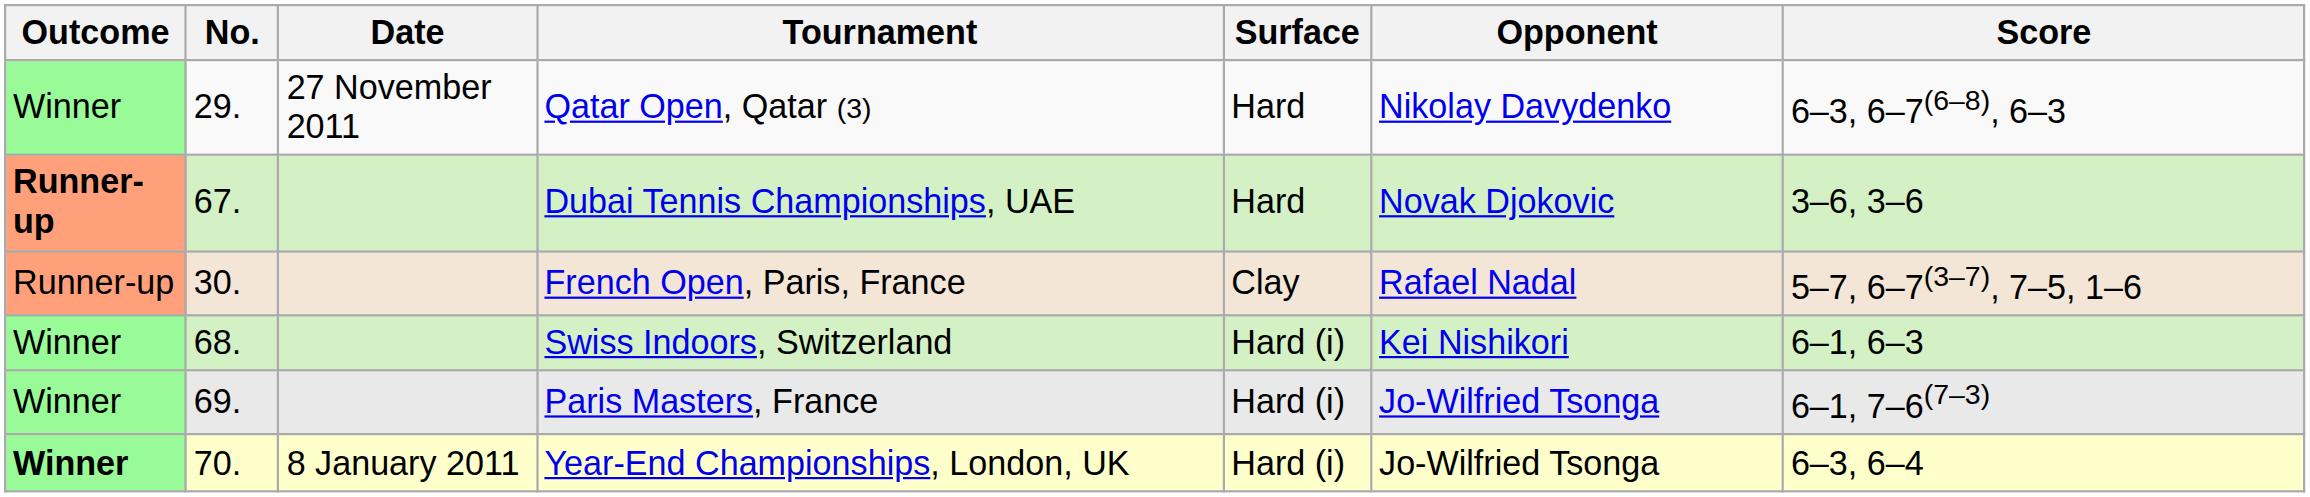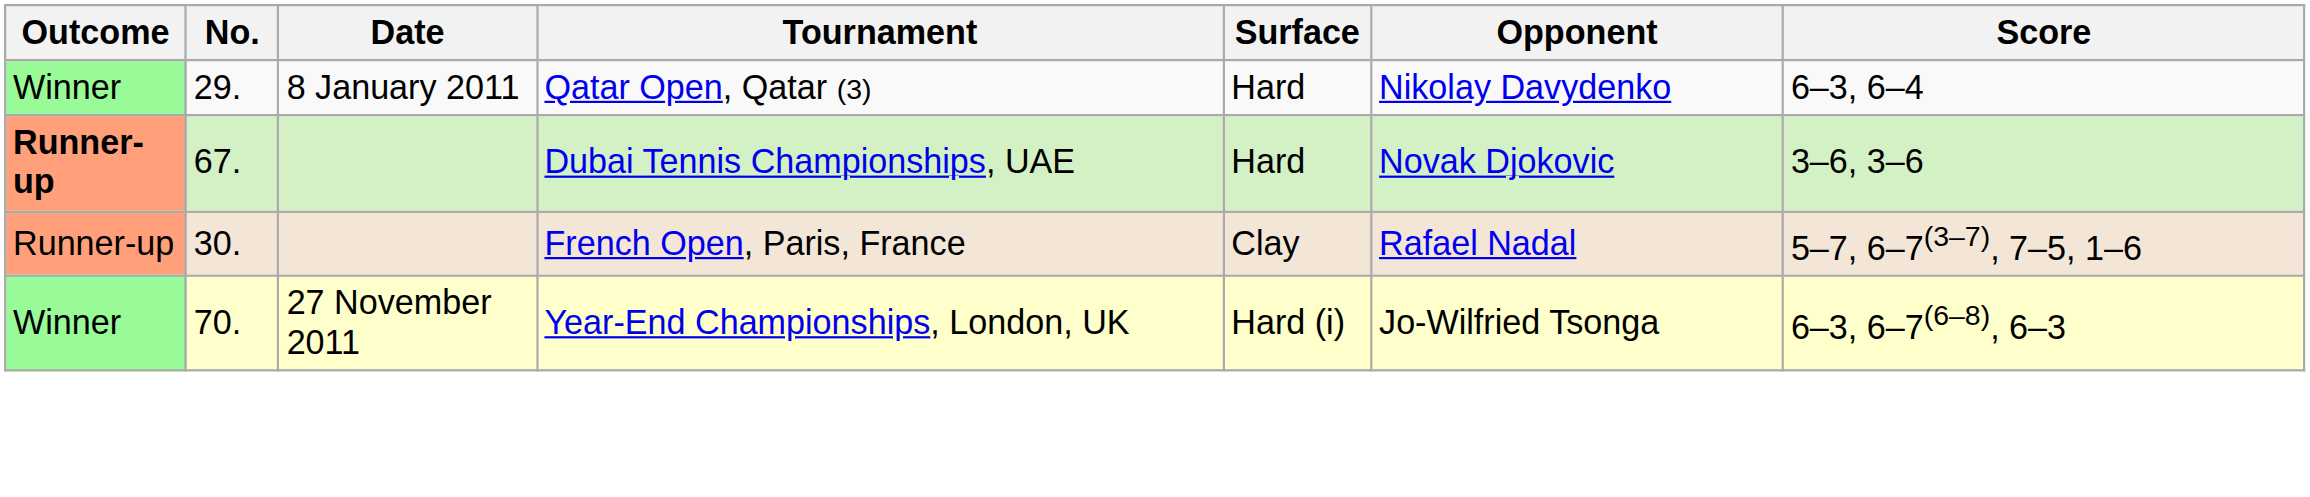(389, 106) 27 November 2011 -> (403, 87) 8 January 2011
(1928, 106) 6–3, 6–7(6–8), 6–3 -> (1857, 87) 6–3, 6–4
- row: (748, 341)
- row: (711, 401)
(71, 461) bold -> (67, 321) normal
(403, 461) 8 January 2011 -> (389, 321) 27 November 2011
(1857, 461) 6–3, 6–4 -> (1928, 321) 6–3, 6–7(6–8), 6–3
